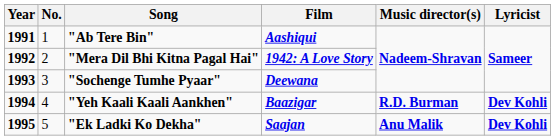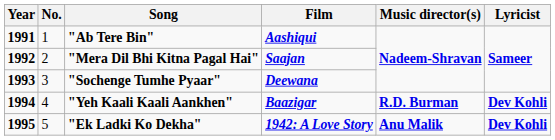(319, 59) 1942: A Love Story -> (285, 59) Saajan
(285, 124) Saajan -> (319, 124) 1942: A Love Story
